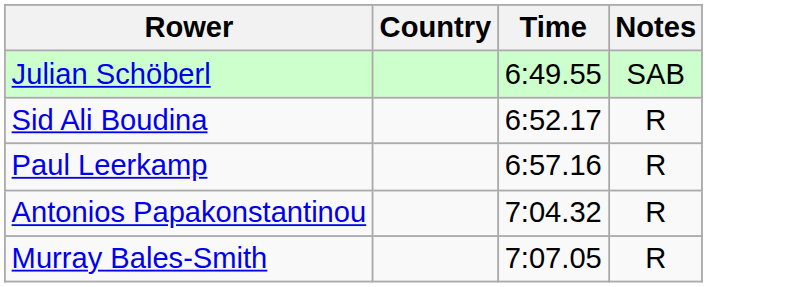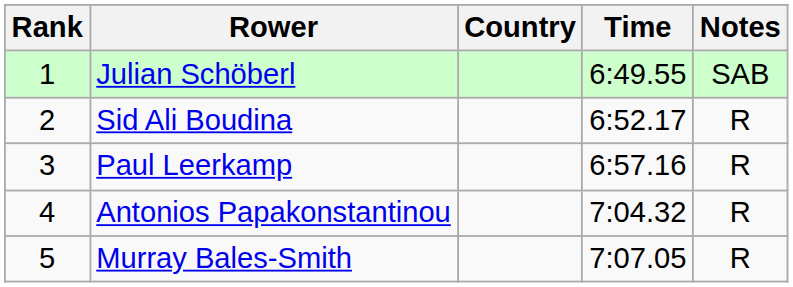+ column: (47, 27)
